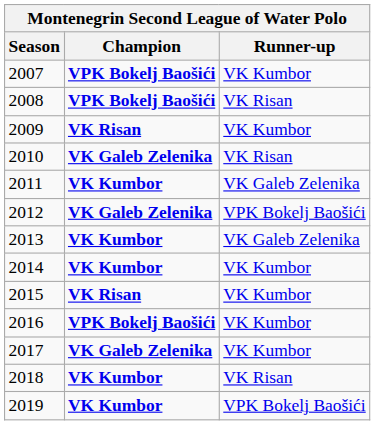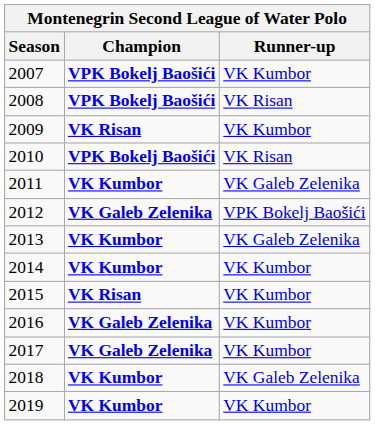(140, 156) VK Galeb Zelenika -> (142, 156) VPK Bokelj Baošići
(142, 322) VPK Bokelj Baošići -> (140, 322) VK Galeb Zelenika
(258, 377) VK Risan -> (292, 377) VK Galeb Zelenika
(294, 405) VPK Bokelj Baošići -> (267, 405) VK Kumbor
